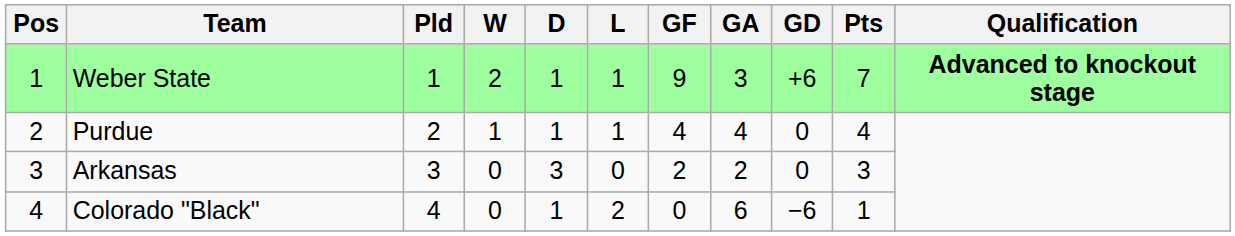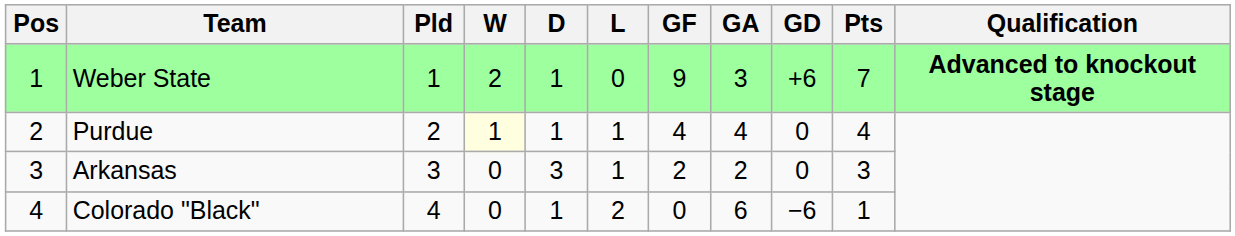(618, 77) 1 -> (618, 77) 0
(495, 131) no background -> (495, 131) lightyellow background
(618, 171) 0 -> (618, 171) 1
